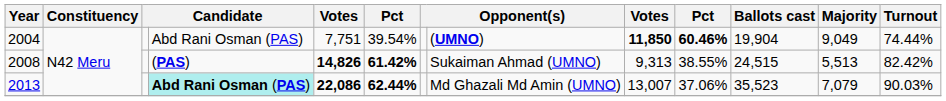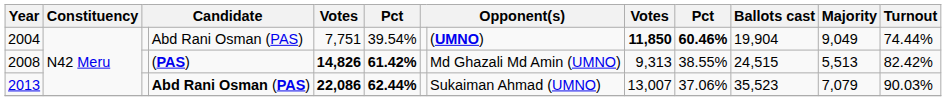(515, 62) Sukaiman Ahmad (UMNO) -> (525, 62) Md Ghazali Md Amin (UMNO)
(231, 84) paleturquoise background -> (231, 84) no background
(525, 84) Md Ghazali Md Amin (UMNO) -> (515, 84) Sukaiman Ahmad (UMNO)
